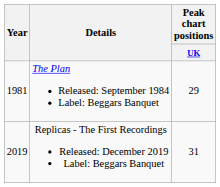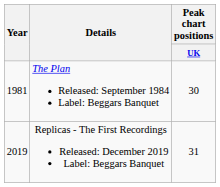(194, 91) 29 -> (194, 91) 30
